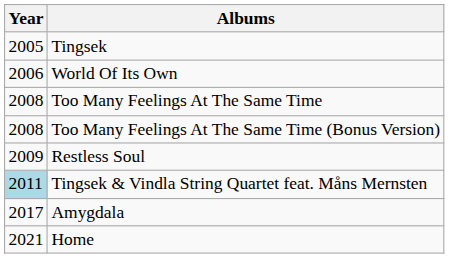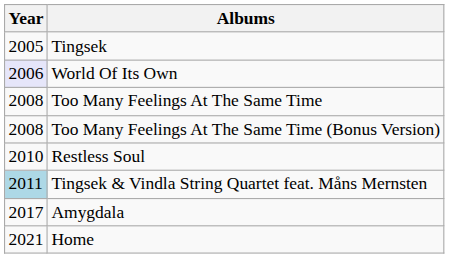(26, 73) no background -> (26, 73) lavender background
(26, 156) 2009 -> (26, 156) 2010
